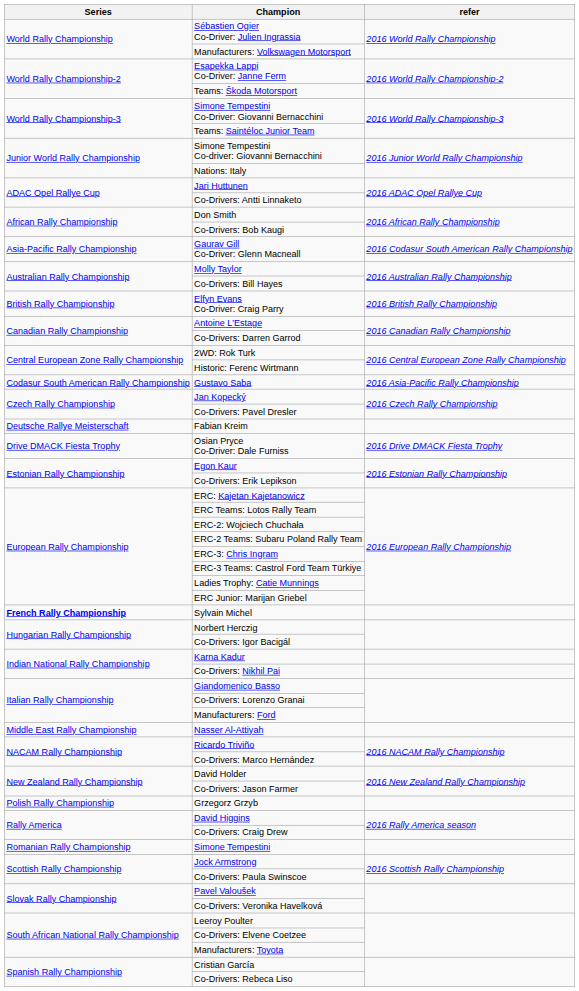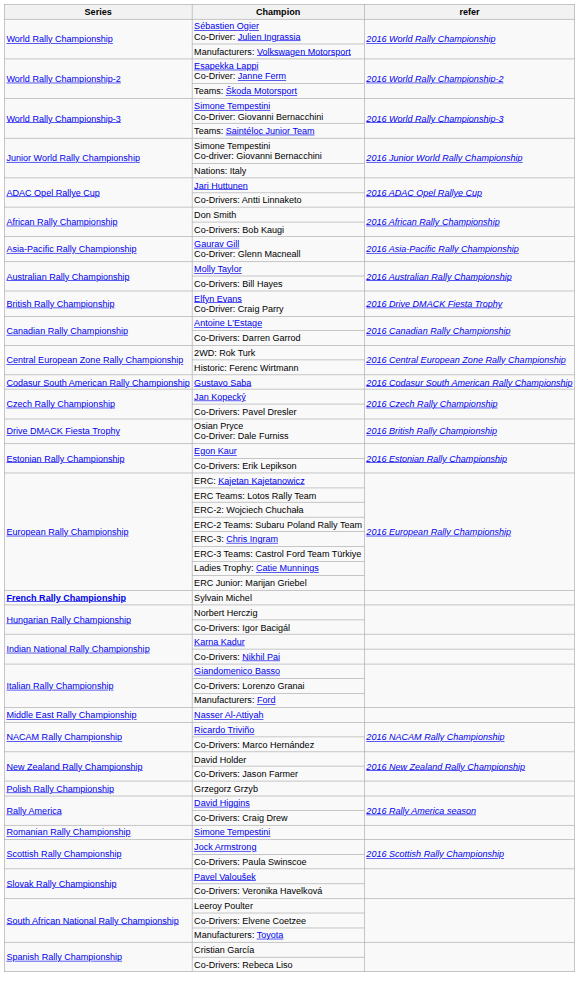(469, 249) 2016 Codasur South American Rally Championship -> (443, 249) 2016 Asia-Pacific Rally Championship
(432, 303) 2016 British Rally Championship -> (434, 303) 2016 Drive DMACK Fiesta Trophy
(443, 382) 2016 Asia-Pacific Rally Championship -> (469, 382) 2016 Codasur South American Rally Championship
- row: (221, 426)
(434, 446) 2016 Drive DMACK Fiesta Trophy -> (432, 431) 2016 British Rally Championship
